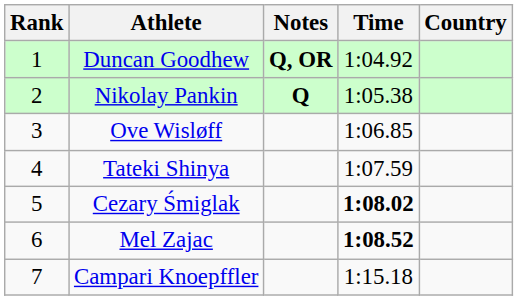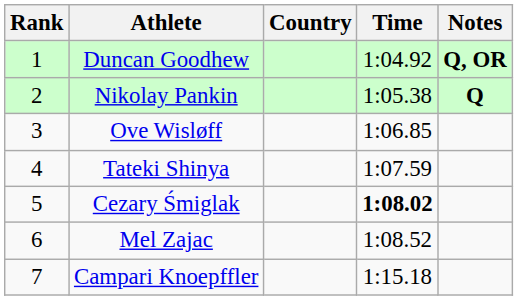columns swapped: (465, 22) <-> (301, 22)
(378, 240) bold -> (397, 240) normal
